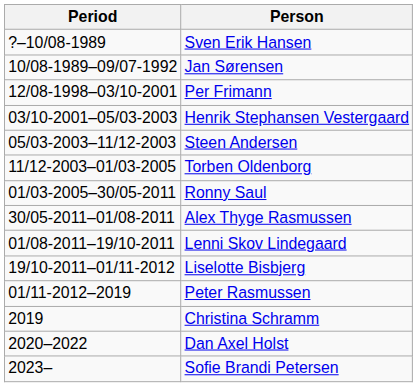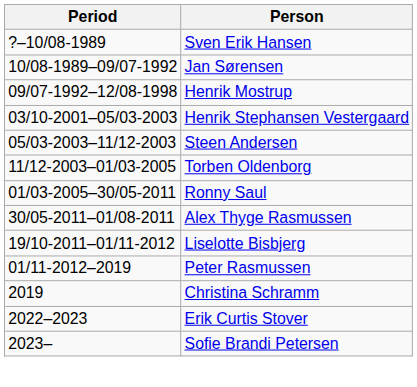+ row: (238, 92)
- row: (228, 92)
- row: (266, 243)
- row: (237, 343)
+ row: (246, 318)
